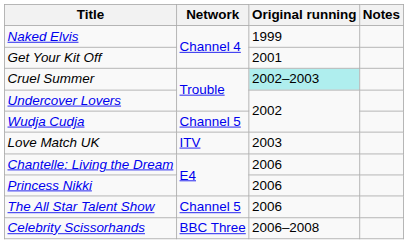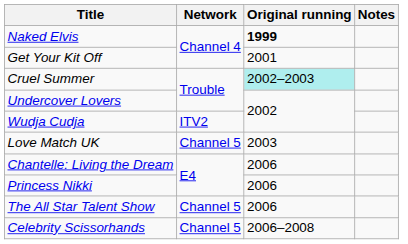(267, 36) normal -> (262, 36) bold
(210, 121) Channel 5 -> (194, 121) ITV2
(190, 143) ITV -> (210, 143) Channel 5
(213, 228) BBC Three -> (210, 228) Channel 5
